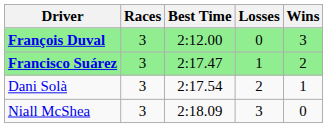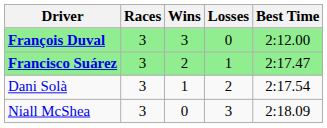columns swapped: (303, 16) <-> (200, 16)
